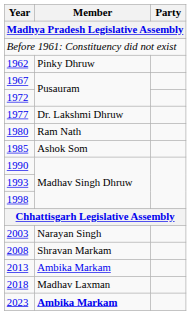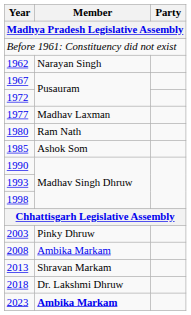(66, 64) Pinky Dhruw -> (69, 64) Narayan Singh
(80, 115) Dr. Lakshmi Dhruw -> (74, 115) Madhav Laxman
(69, 234) Narayan Singh -> (66, 234) Pinky Dhruw
(74, 251) Shravan Markam -> (74, 251) Ambika Markam
(74, 268) Ambika Markam -> (74, 268) Shravan Markam
(74, 285) Madhav Laxman -> (80, 285) Dr. Lakshmi Dhruw
